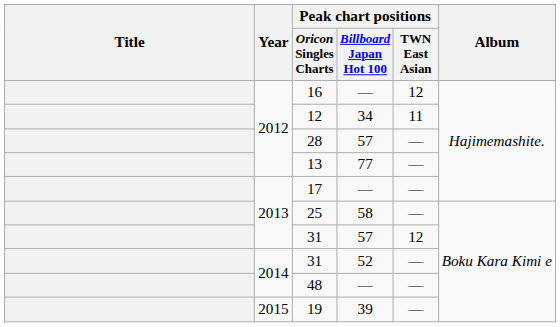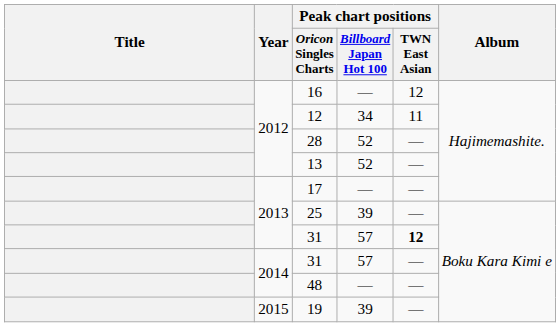(365, 140) 57 -> (365, 140) 52
(365, 164) 77 -> (365, 164) 52
(365, 212) 58 -> (365, 212) 39
(416, 237) normal -> (416, 237) bold
(365, 261) 52 -> (365, 261) 57
